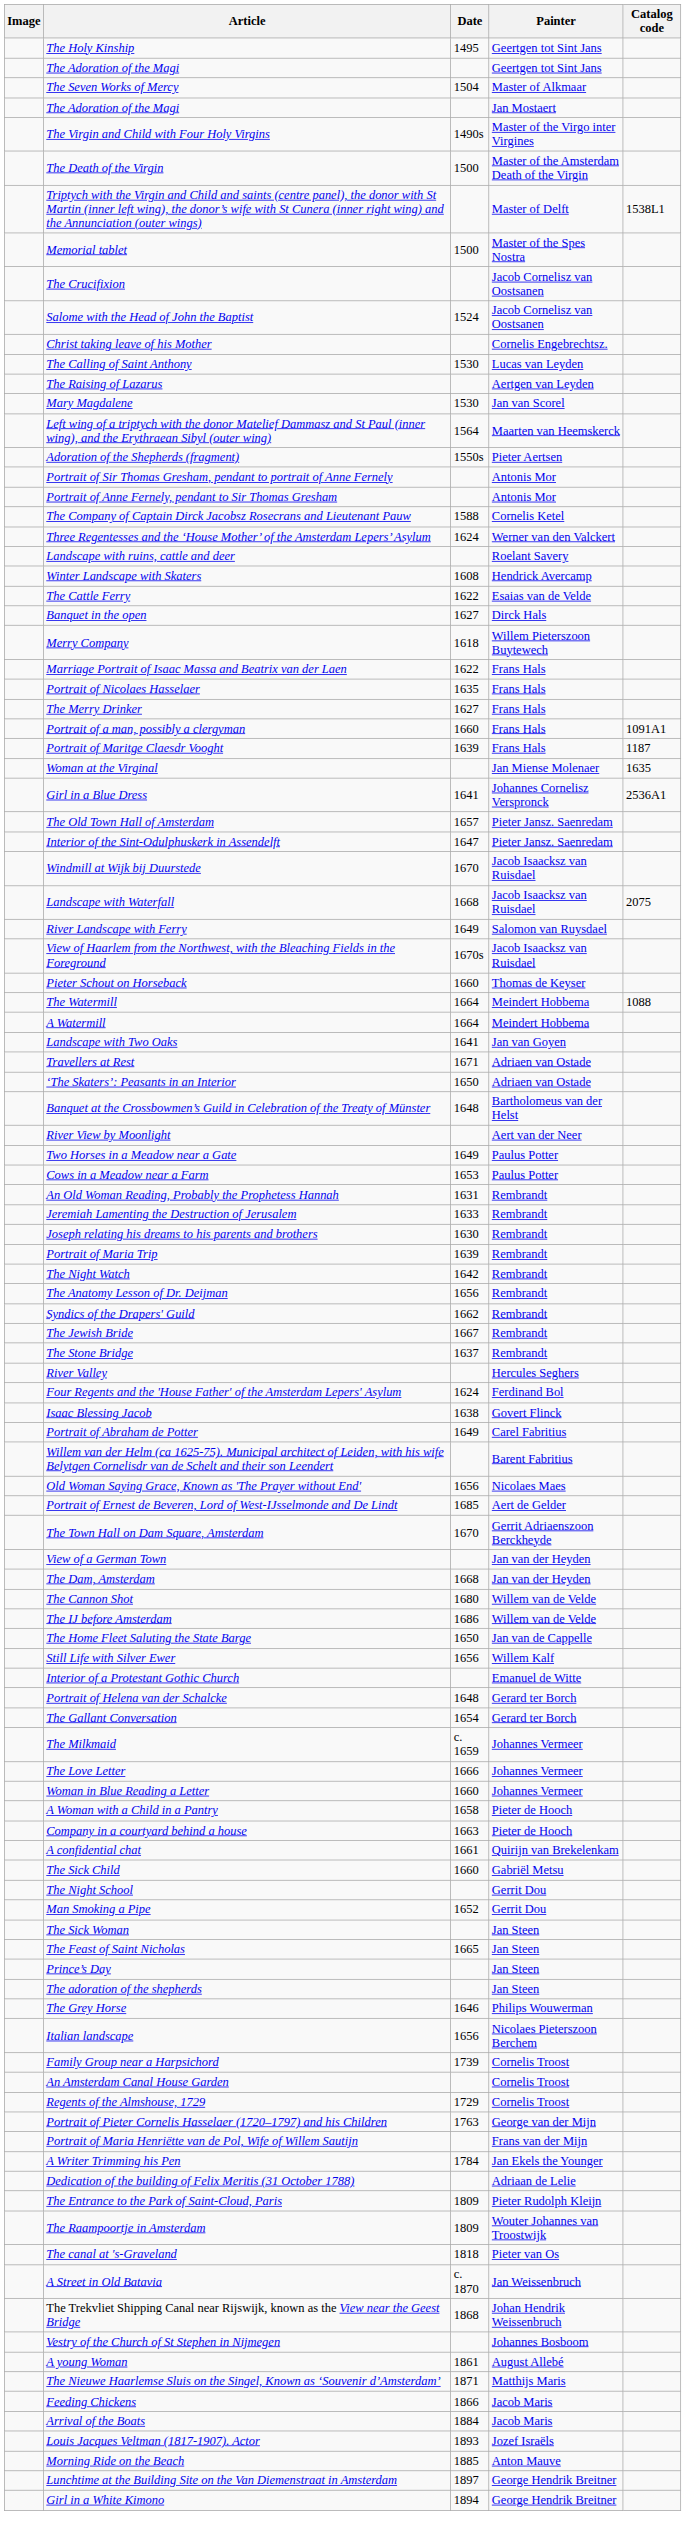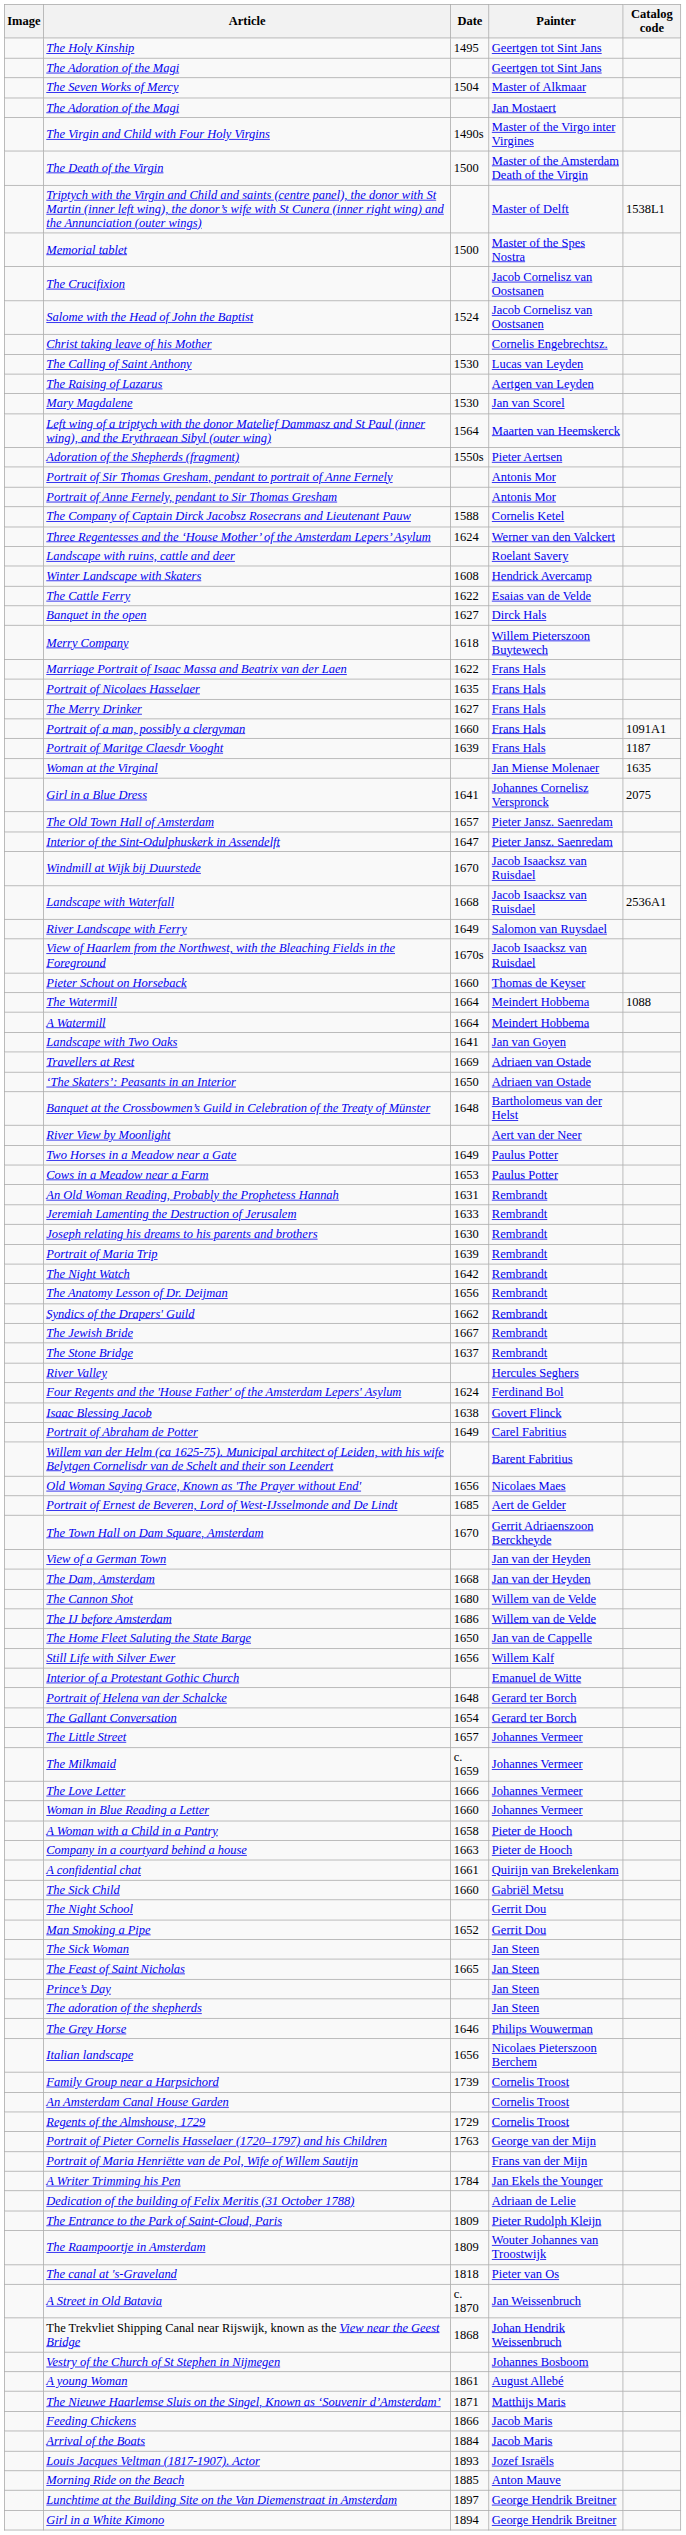(646, 795) 2536A1 -> (638, 795) 2075
(638, 902) 2075 -> (646, 902) 2536A1
(466, 1062) 1671 -> (466, 1062) 1669
+ row: (86, 1737)
